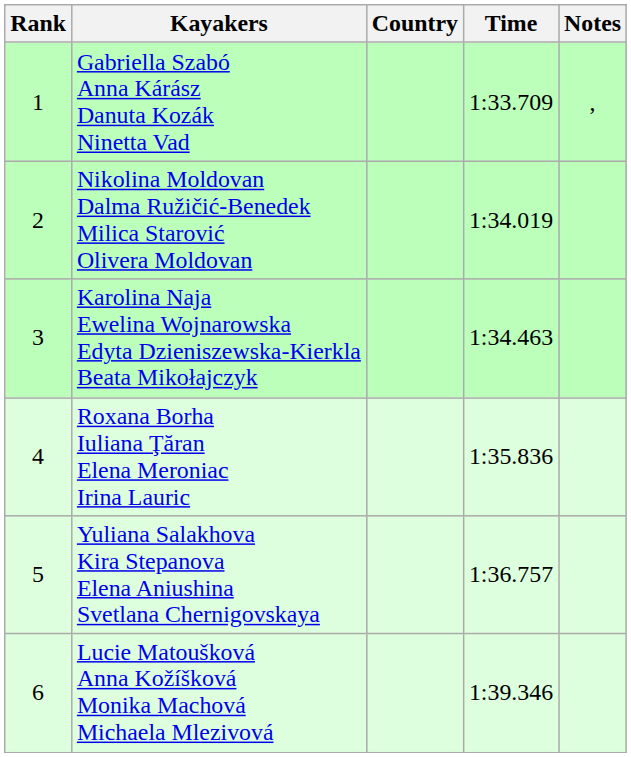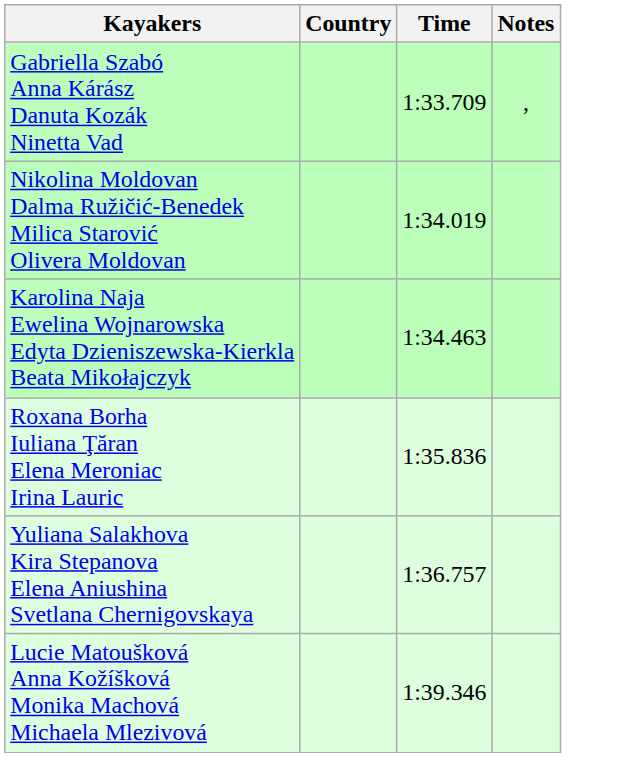- column: (38, 23)
